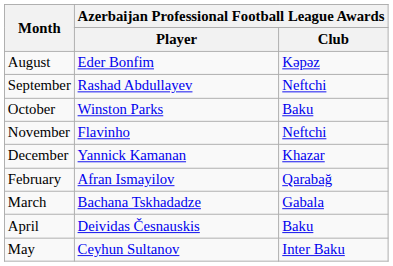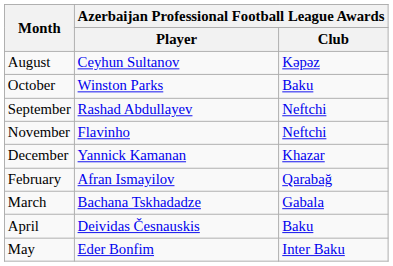(116, 62) Eder Bonfim -> (128, 62) Ceyhun Sultanov
rows swapped: (39, 86) <-> (32, 109)
(128, 249) Ceyhun Sultanov -> (116, 249) Eder Bonfim
